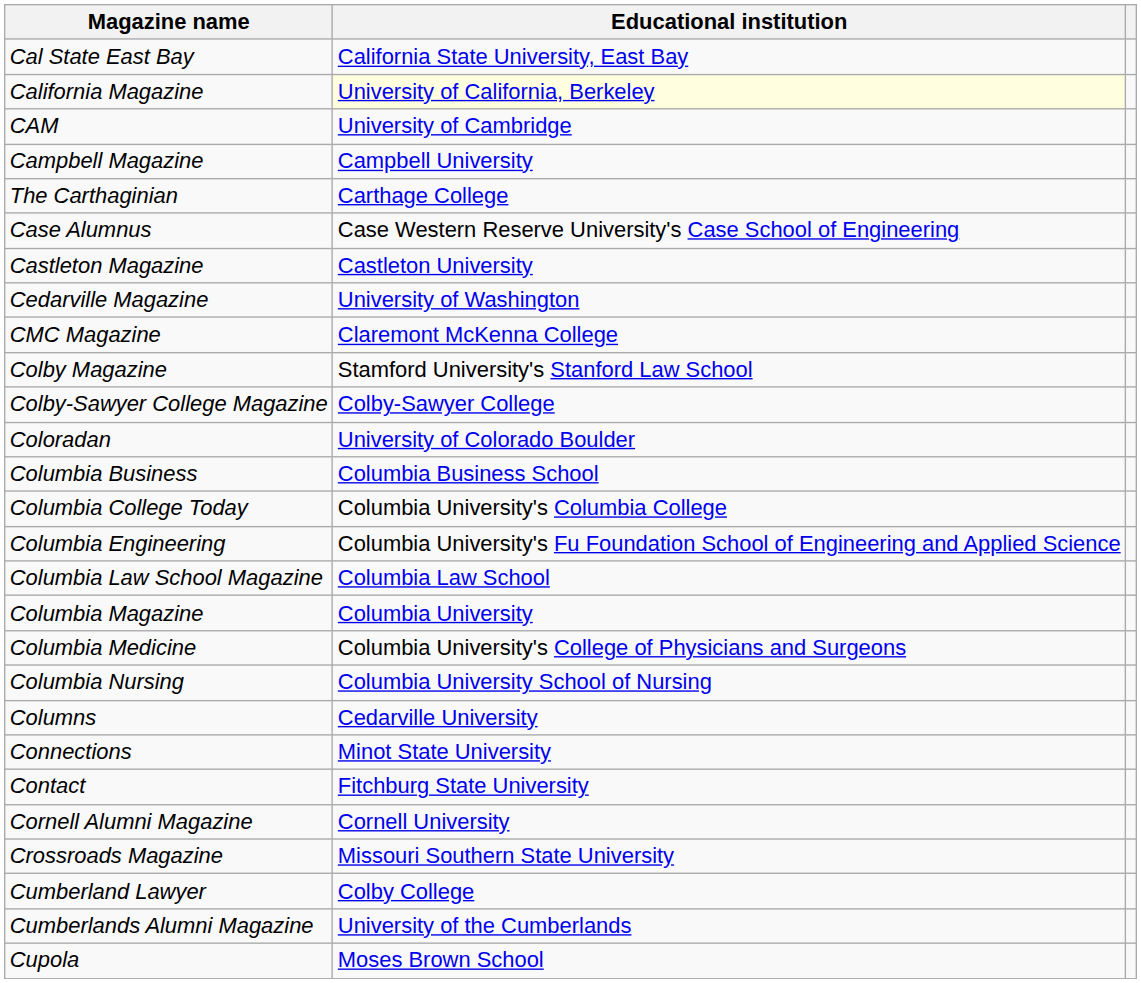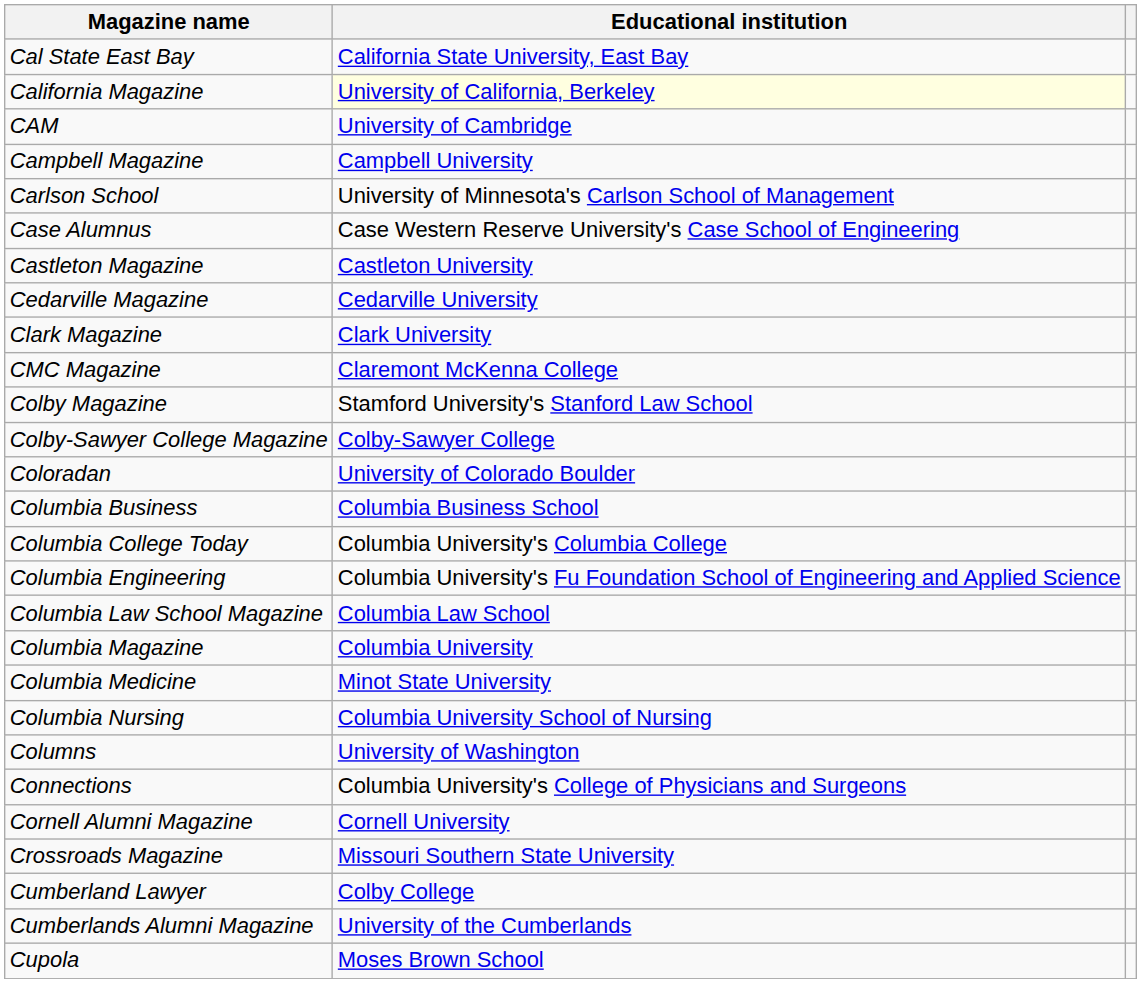+ row: (84, 195)
- row: (94, 195)
(459, 299) University of Washington -> (438, 299) Cedarville University
+ row: (86, 334)
(622, 647) Columbia University's College of Physicians and Surgeons -> (444, 682) Minot State University
(438, 717) Cedarville University -> (459, 751) University of Washington
(444, 751) Minot State University -> (622, 786) Columbia University's College of Physicians and Surgeons
- row: (48, 786)
